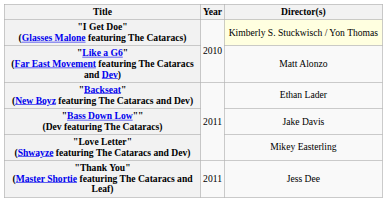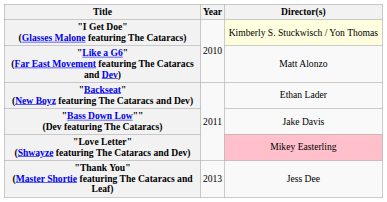(303, 147) no background -> (303, 147) pink background
(213, 179) 2011 -> (213, 179) 2013
